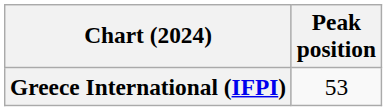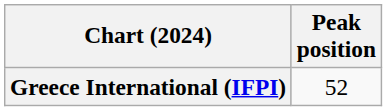(336, 86) 53 -> (336, 86) 52
